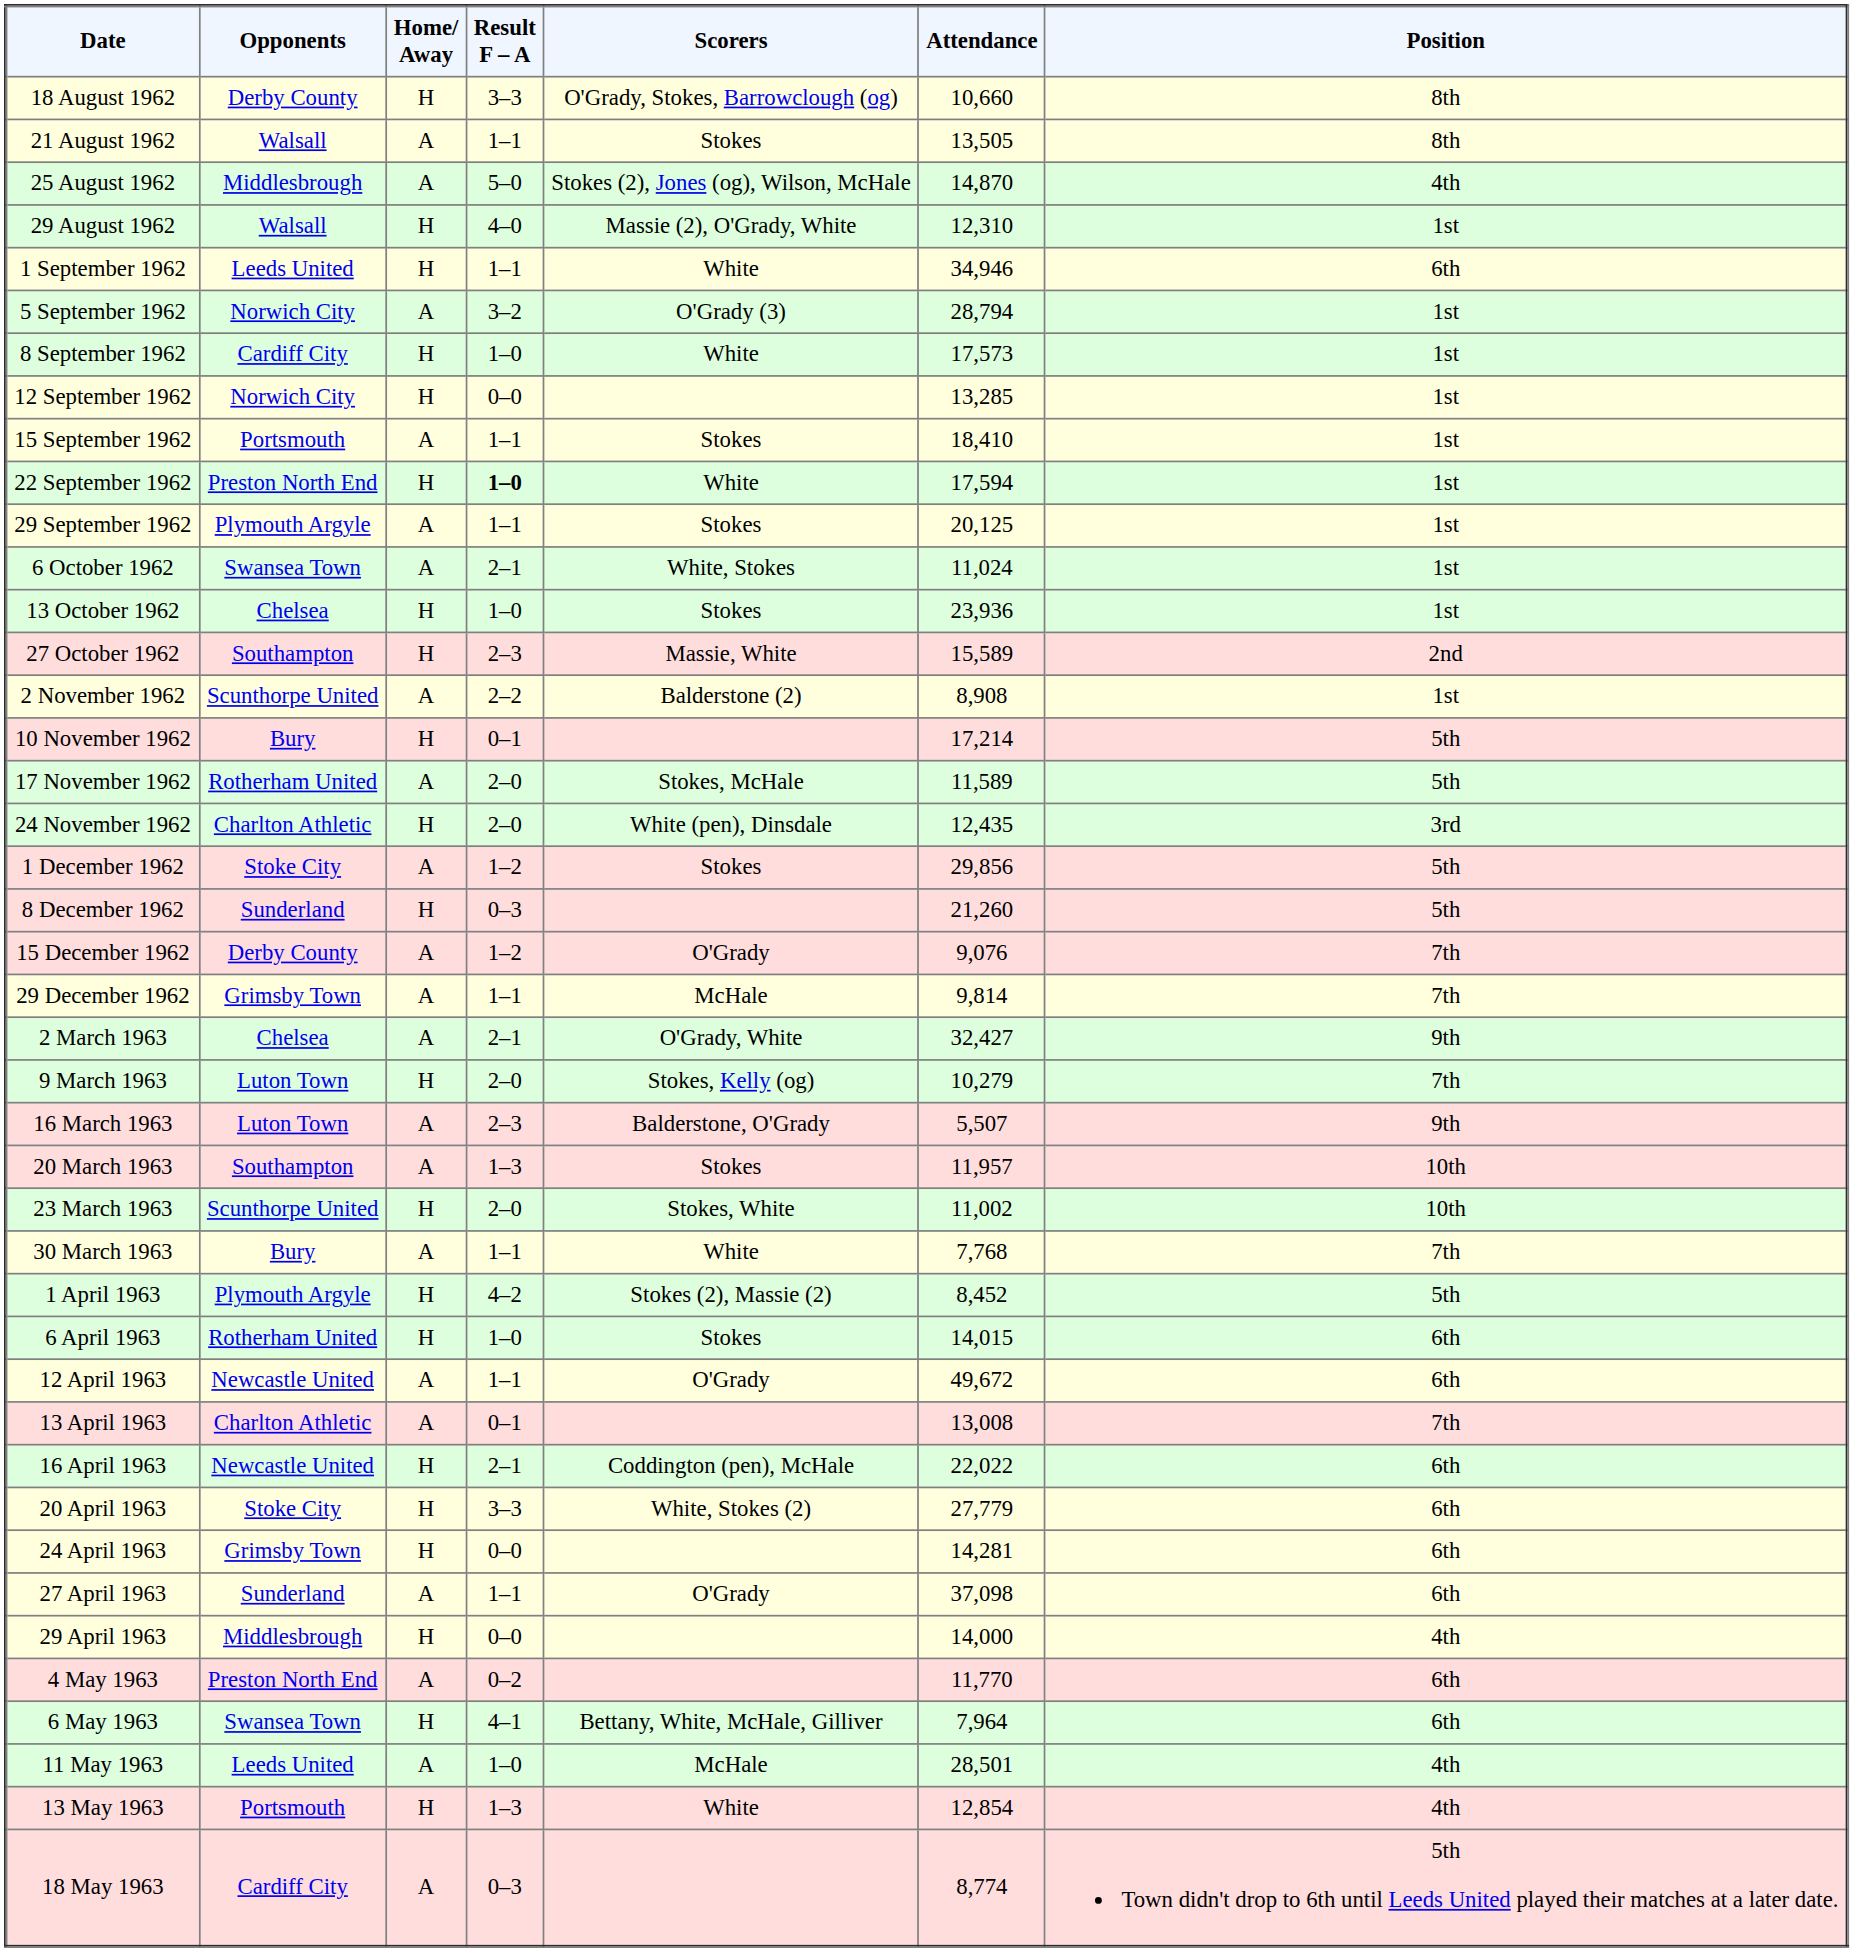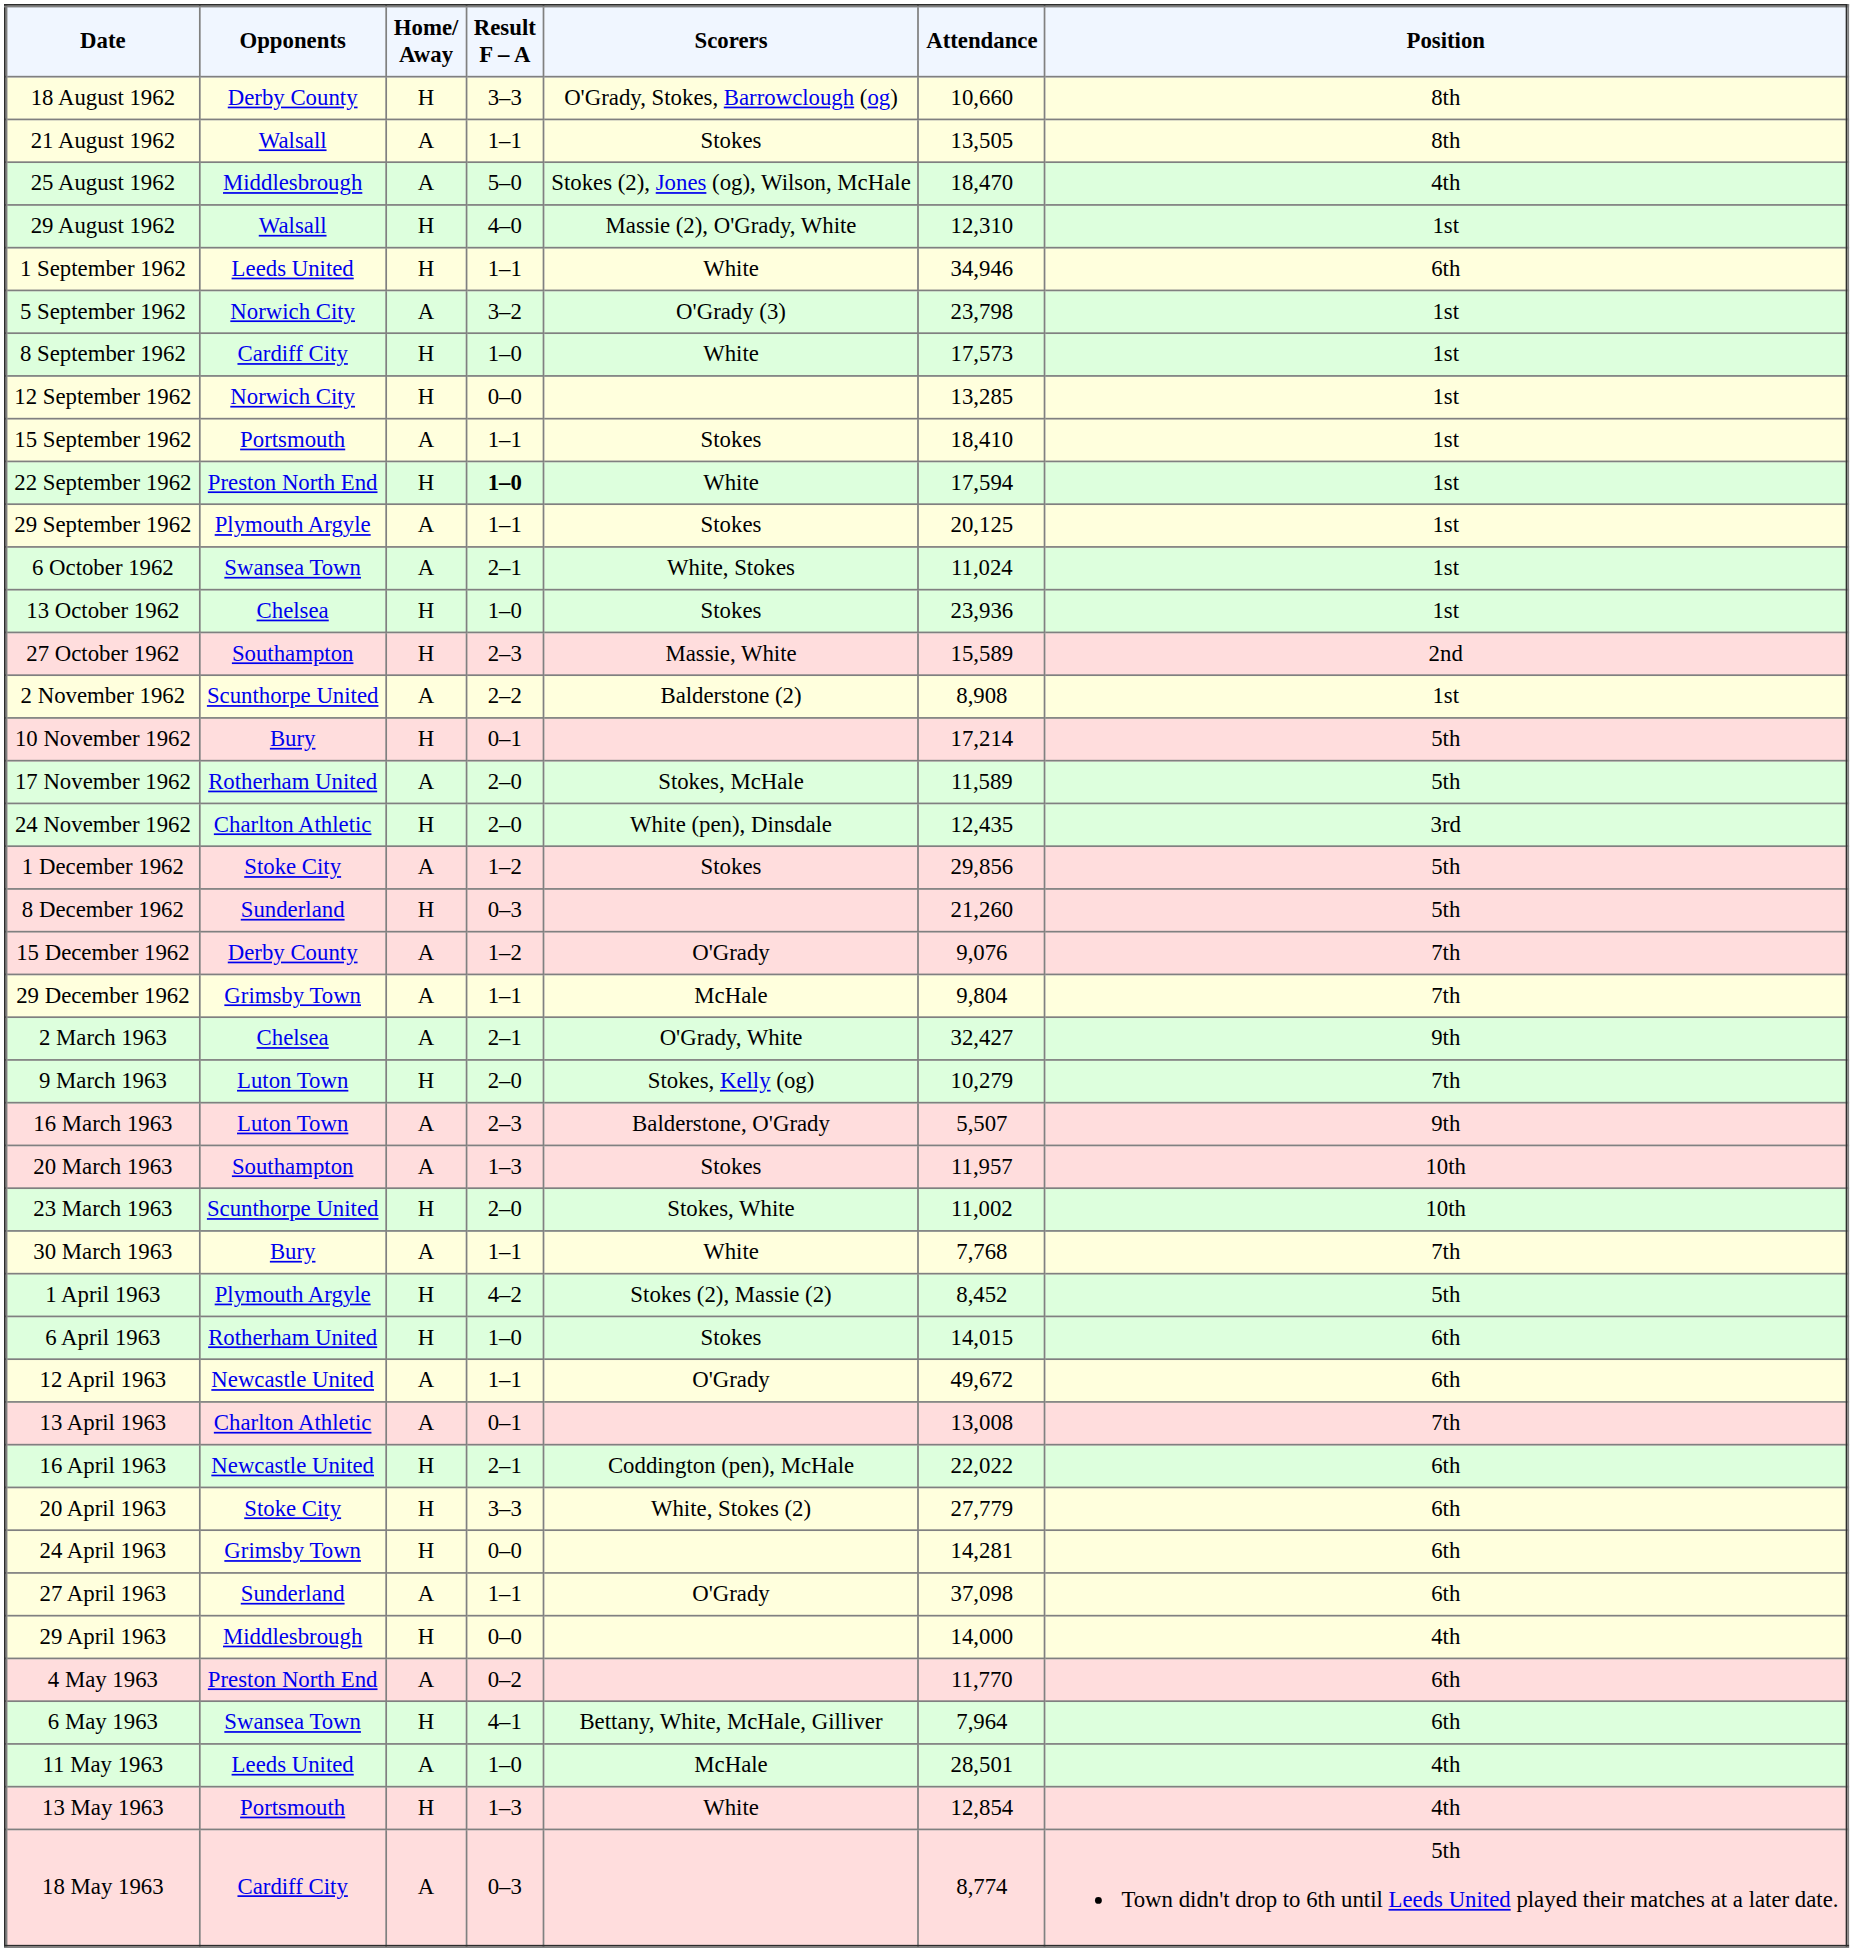(982, 183) 14,870 -> (982, 183) 18,470
(982, 311) 28,794 -> (982, 311) 23,798
(982, 995) 9,814 -> (982, 995) 9,804
